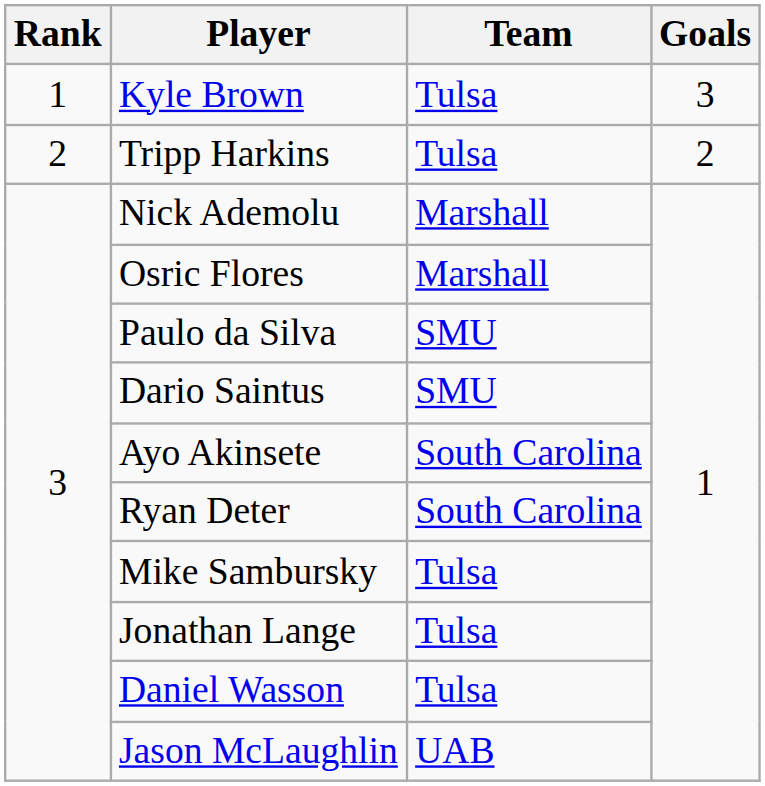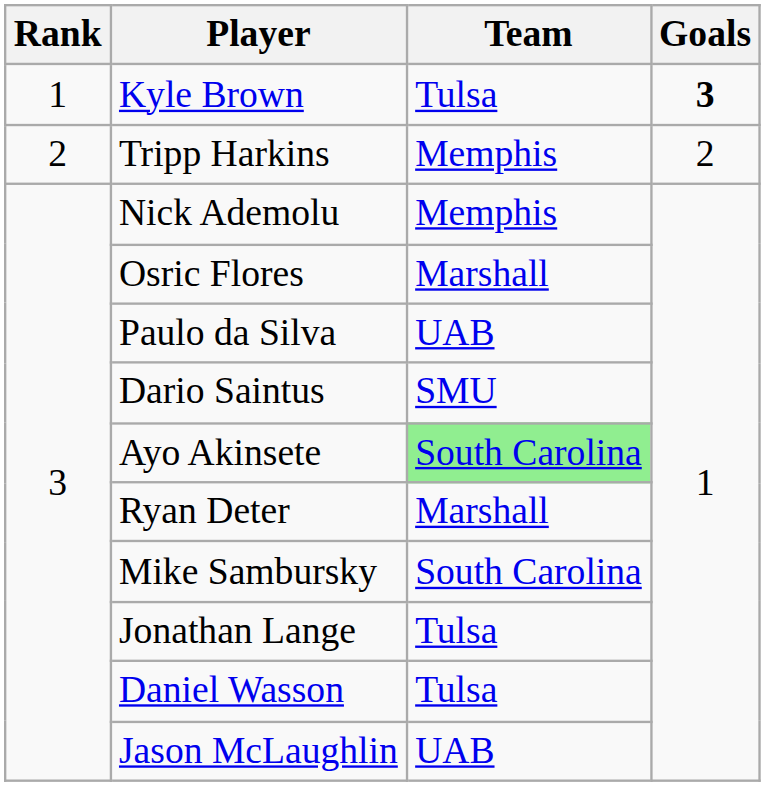(705, 93) normal -> (705, 93) bold
(456, 153) Tulsa -> (486, 153) Memphis
(482, 213) Marshall -> (486, 213) Memphis
(456, 332) SMU -> (455, 332) UAB
(528, 451) no background -> (528, 451) lightgreen background
(528, 511) South Carolina -> (482, 511) Marshall
(456, 570) Tulsa -> (528, 570) South Carolina
